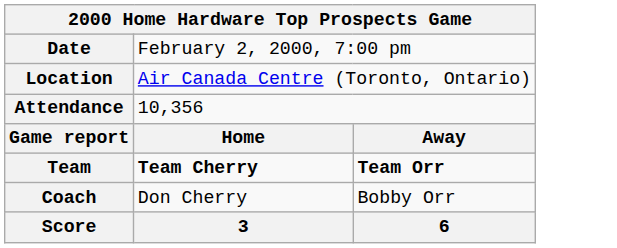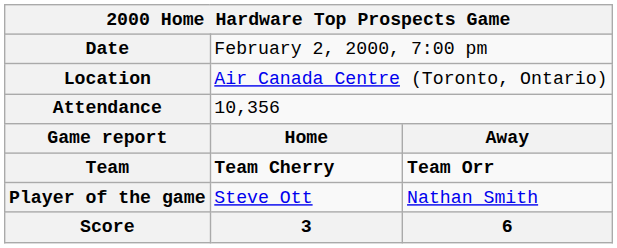- row: (69, 198)
+ row: (107, 198)
